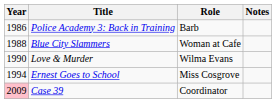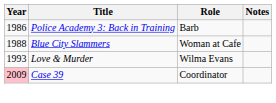(17, 59) 1990 -> (17, 59) 1993
- row: (75, 75)
